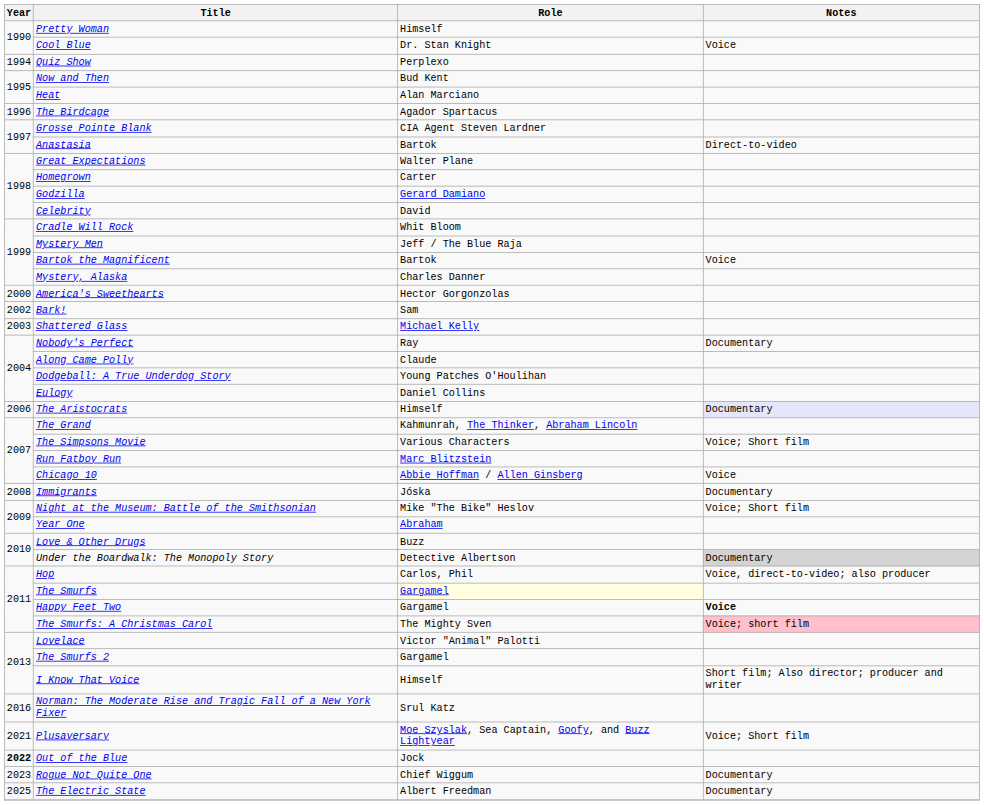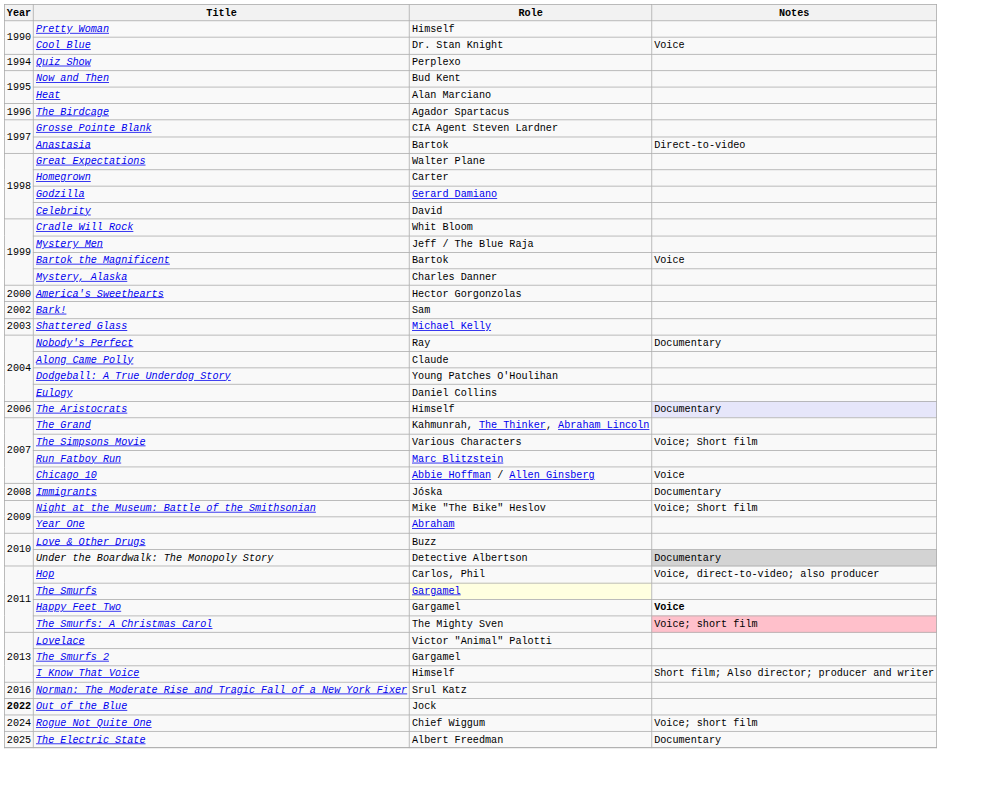- row: (72, 736)
(19, 775) 2023 -> (19, 723) 2024
(739, 775) Documentary -> (706, 723) Voice; short film
